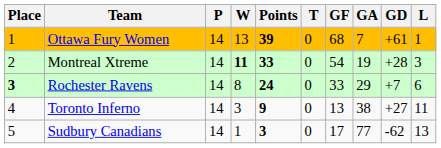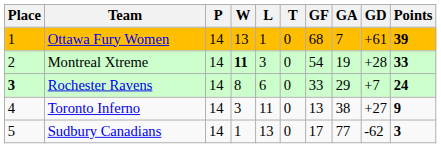columns swapped: (423, 16) <-> (278, 16)
